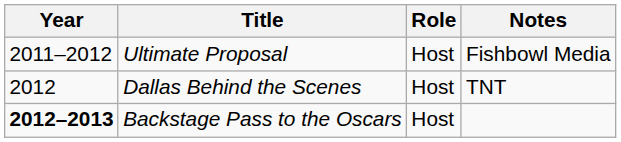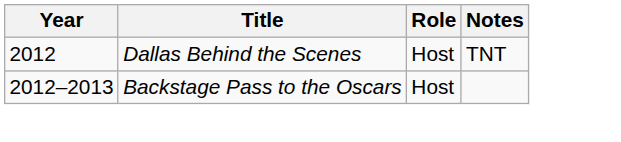- row: (205, 53)
(62, 119) bold -> (62, 86) normal
